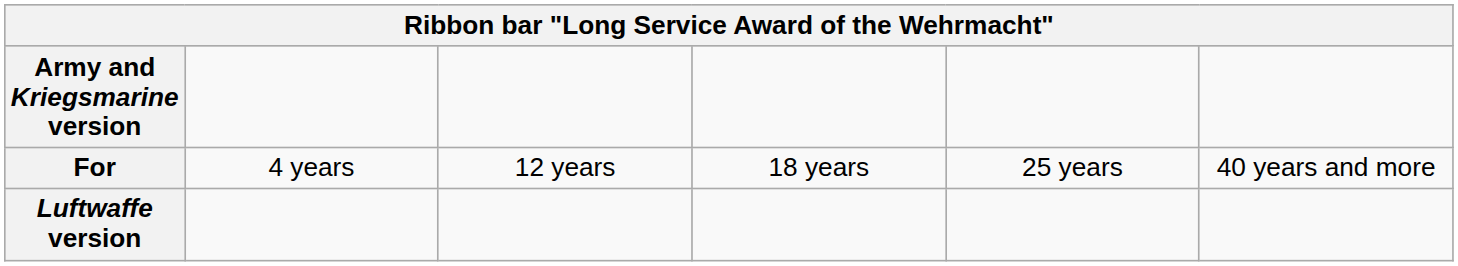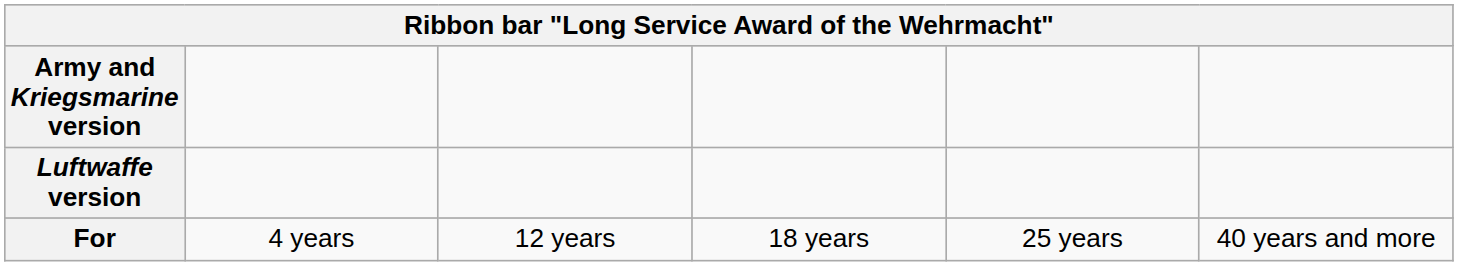rows swapped: (95, 223) <-> (95, 167)
